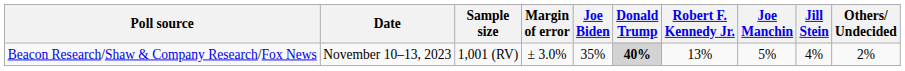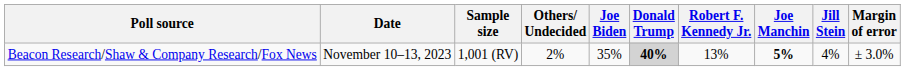columns swapped: (547, 24) <-> (866, 24)
(767, 54) normal -> (784, 54) bold
